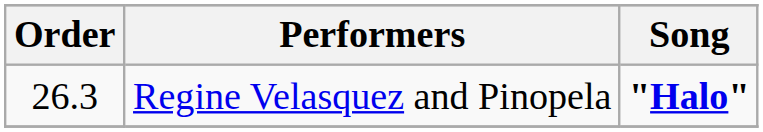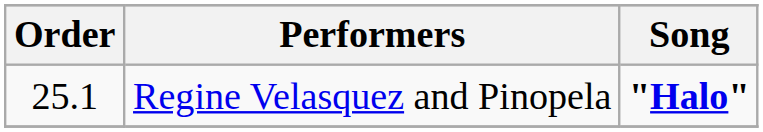(65, 95) 26.3 -> (65, 95) 25.1
